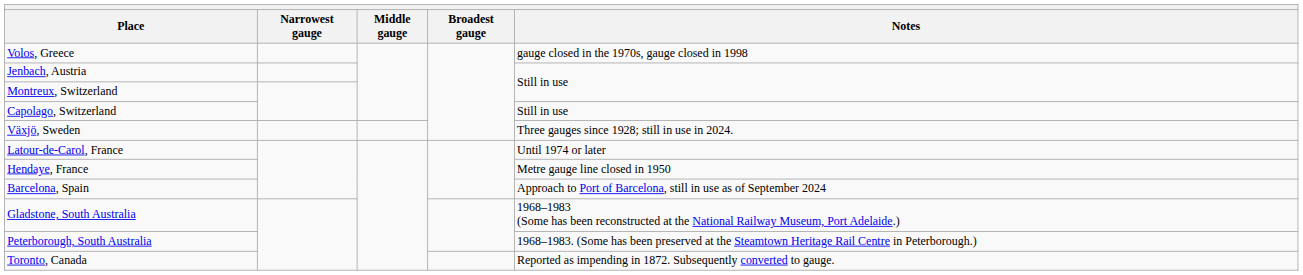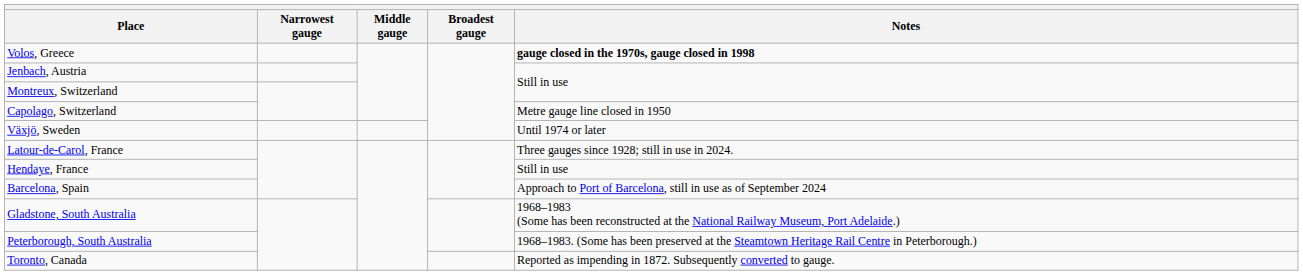(632, 52) normal -> (636, 52) bold
(543, 111) Still in use -> (594, 111) Metre gauge line closed in 1950
(625, 130) Three gauges since 1928; still in use in 2024. -> (561, 130) Until 1974 or later
(561, 149) Until 1974 or later -> (625, 149) Three gauges since 1928; still in use in 2024.
(594, 169) Metre gauge line closed in 1950 -> (543, 169) Still in use
